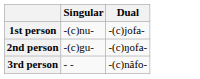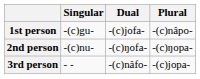+ column: (172, 13)
(79, 30) -(c)nu- -> (79, 30) -(c)gu-
(79, 47) -(c)gu- -> (79, 47) -(c)nu-
